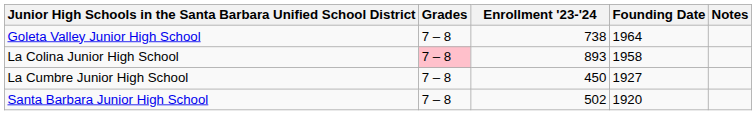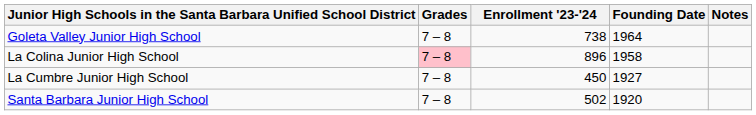(540, 57) 893 -> (540, 57) 896
